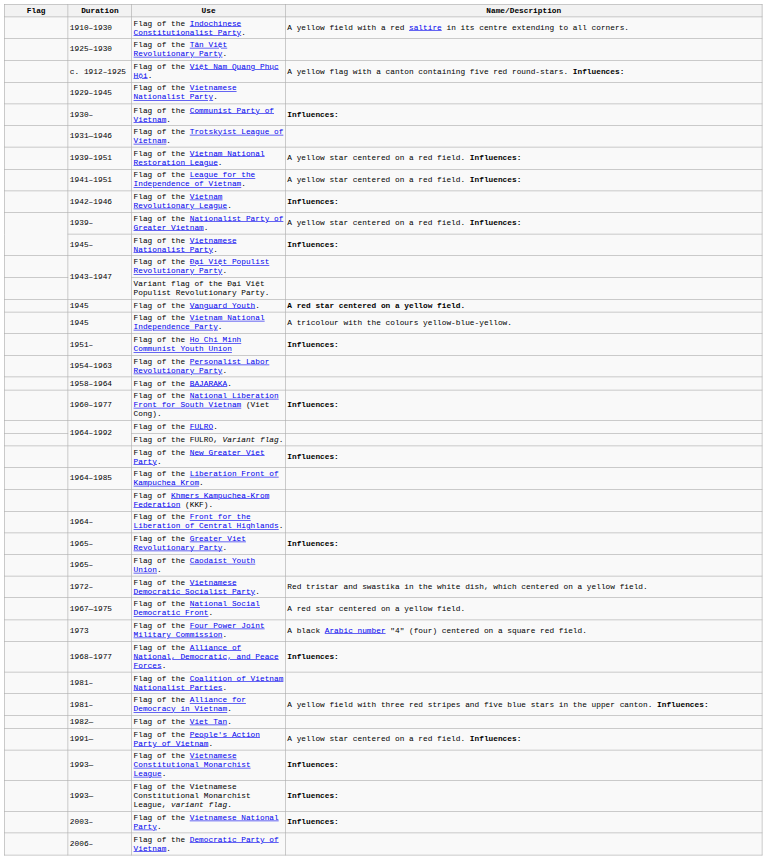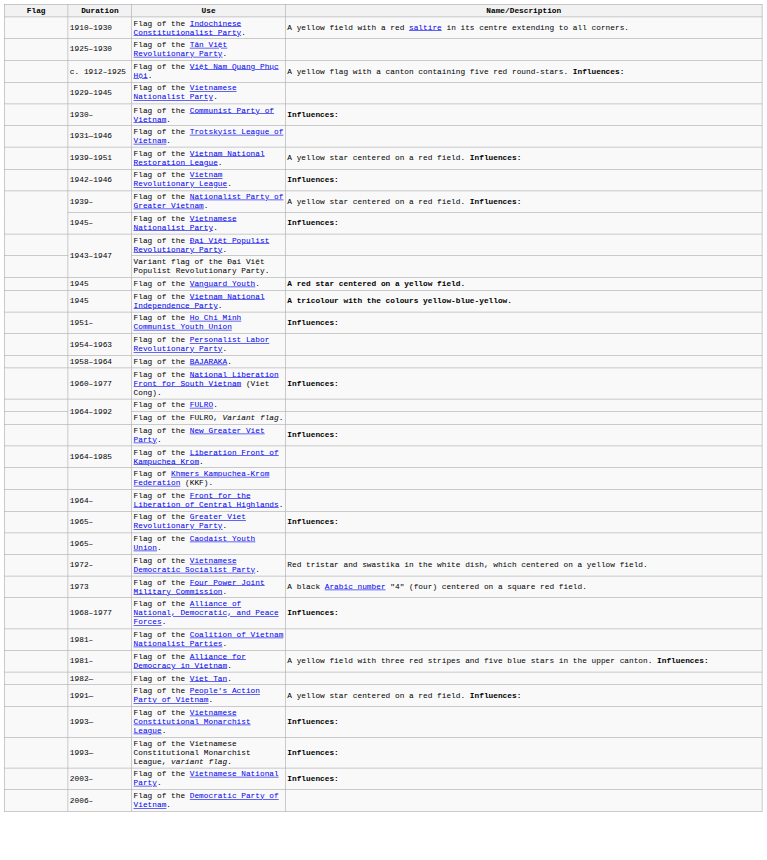- row: (91, 180)
(400, 323) normal -> (400, 301) bold
- row: (91, 609)
